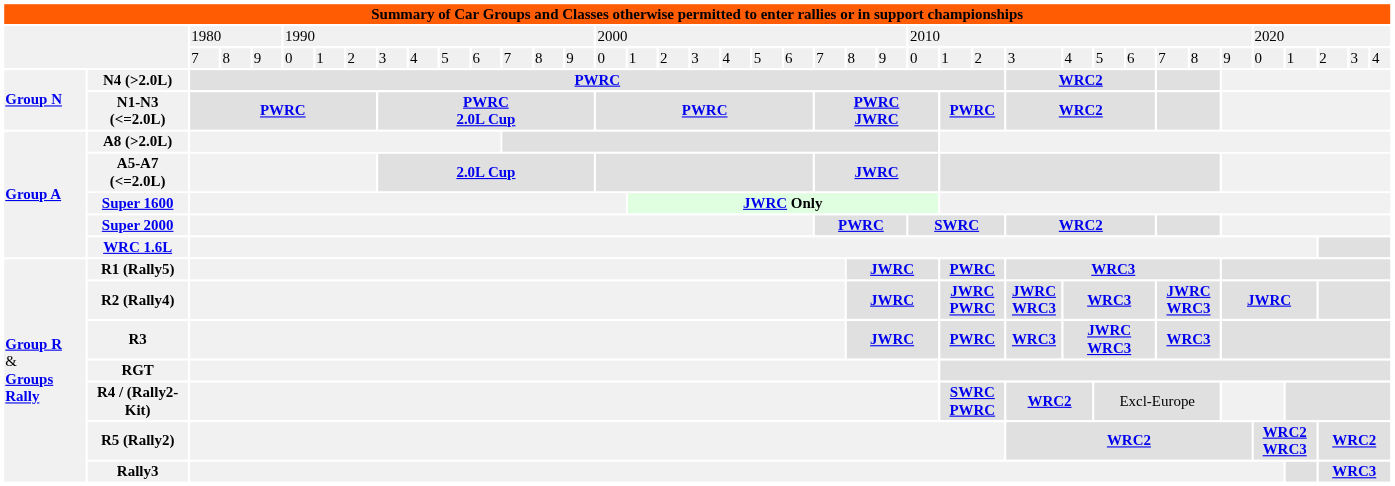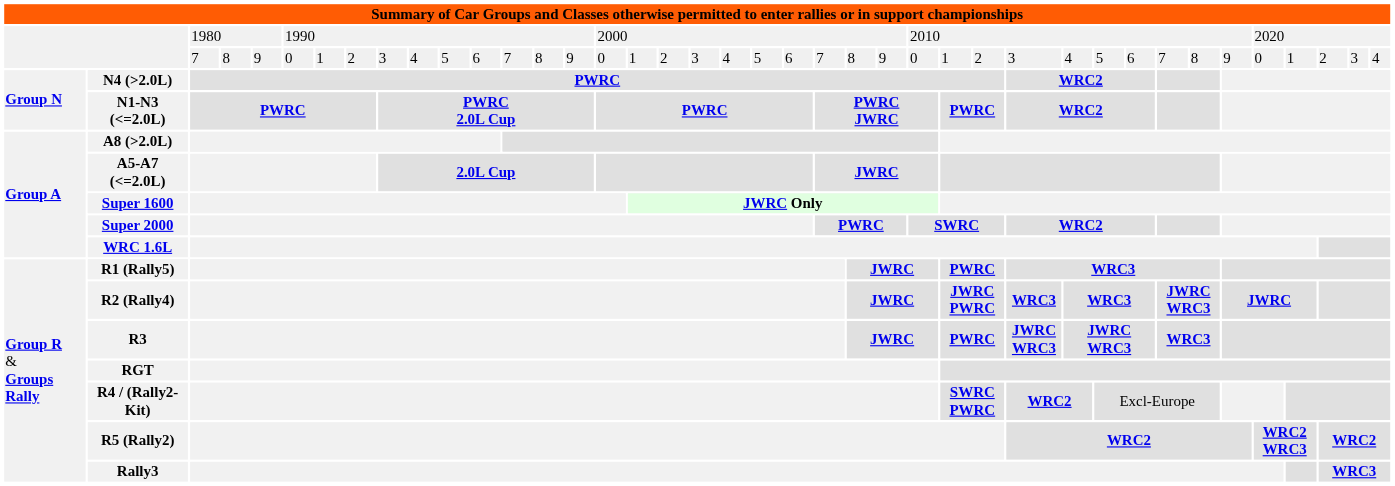(1034, 300) JWRC WRC3 -> (1034, 300) WRC3
(1034, 339) WRC3 -> (1034, 339) JWRC WRC3
